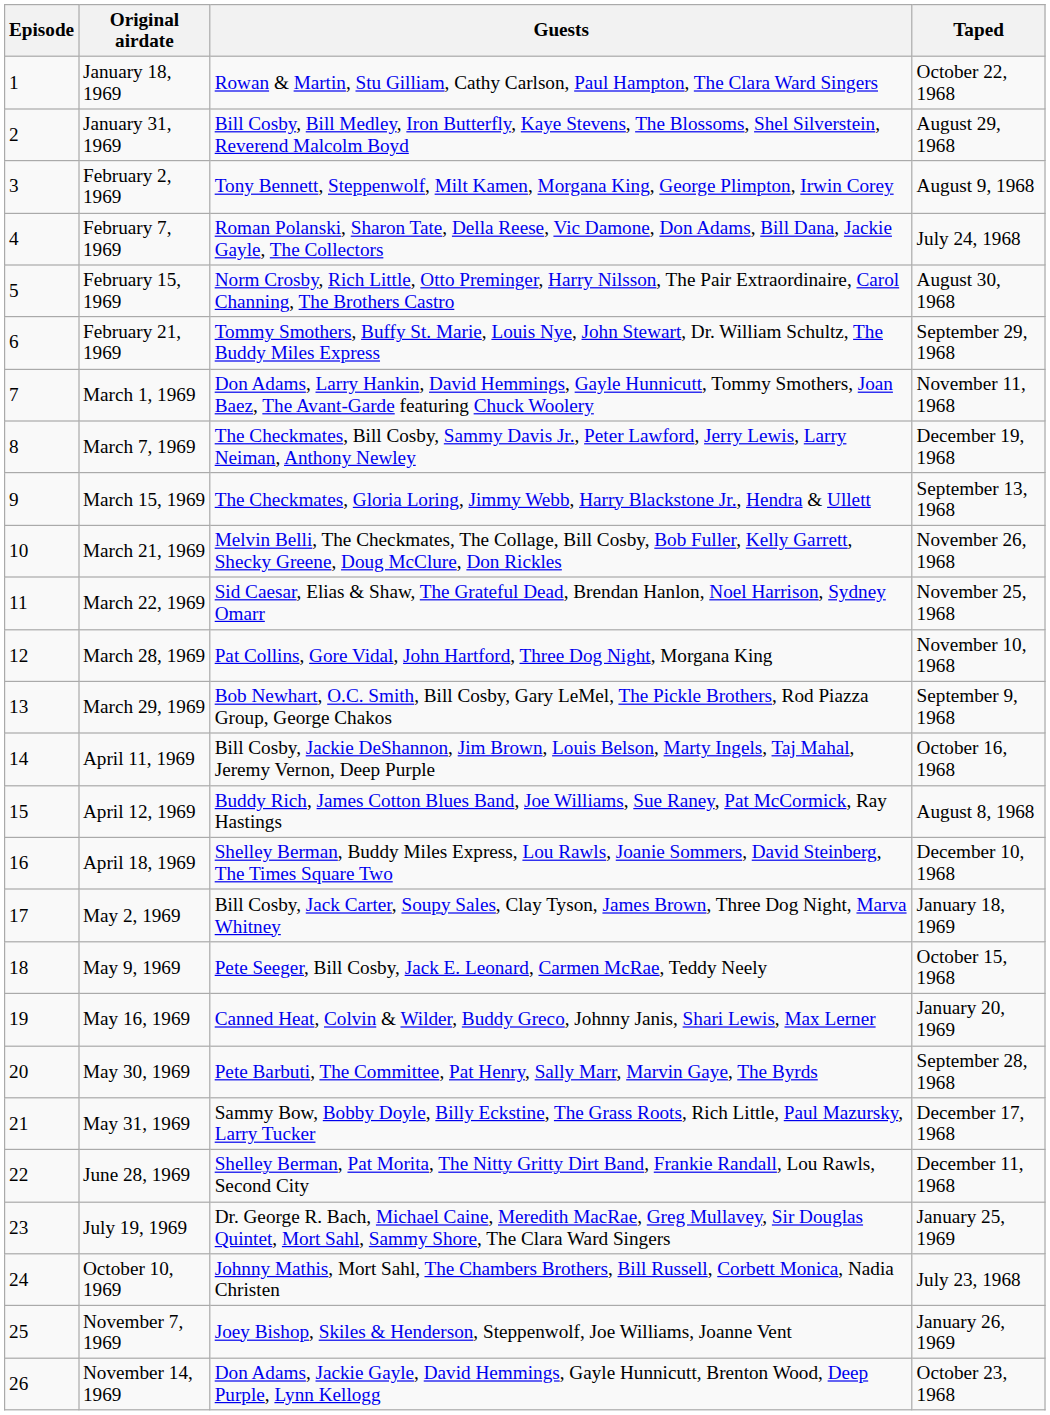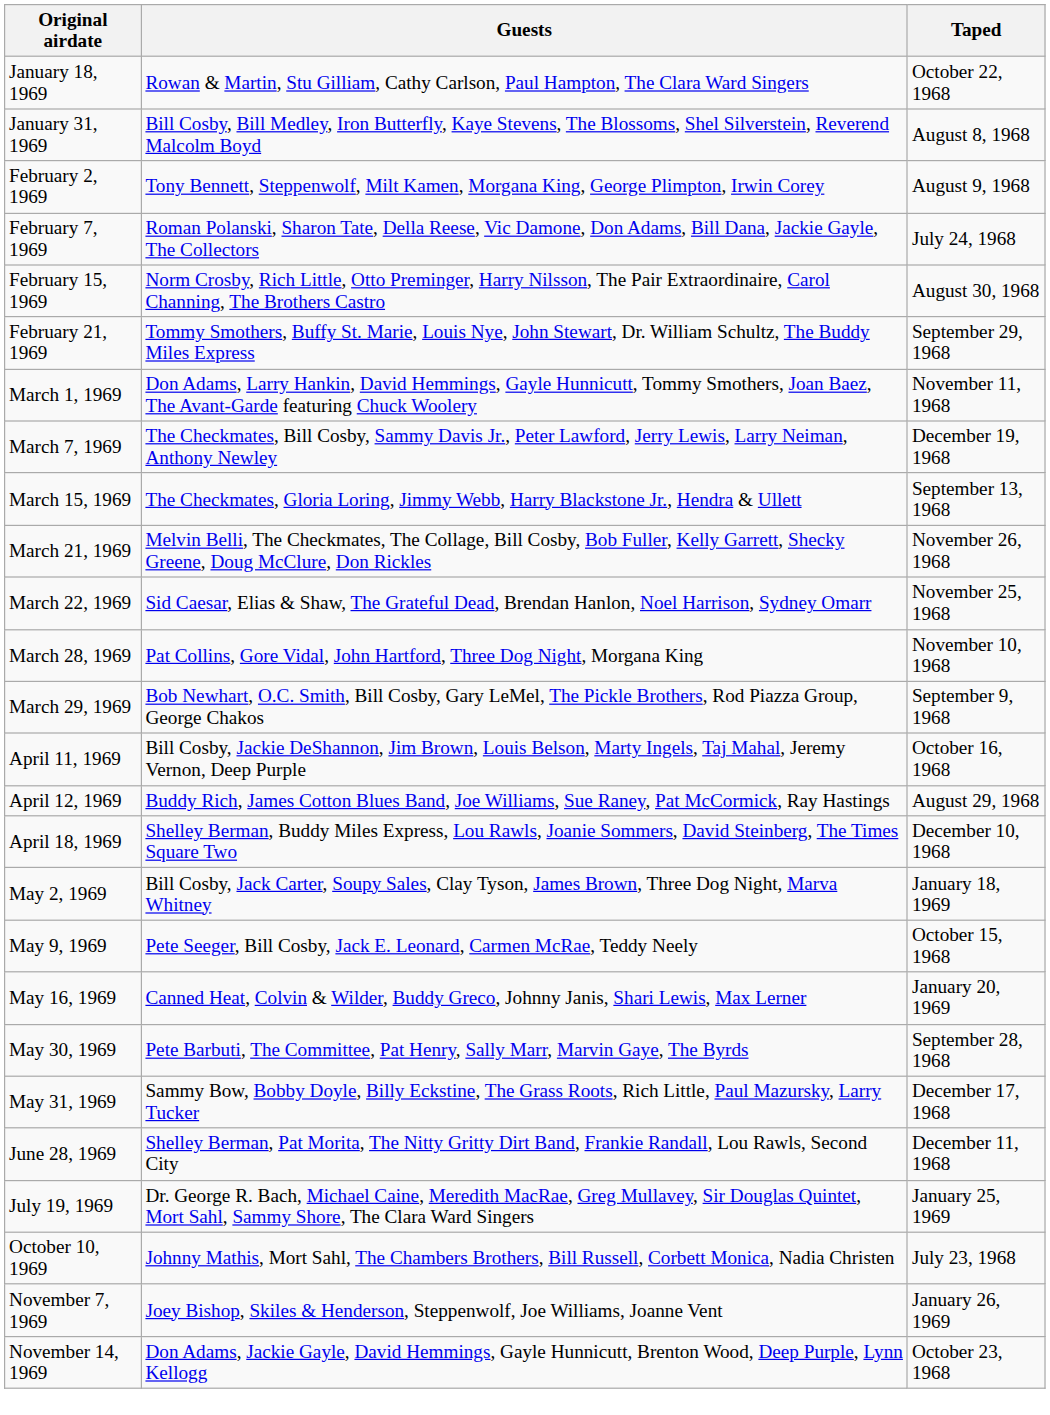- column: (42, 30)
(959, 134) August 29, 1968 -> (971, 134) August 8, 1968
(976, 811) August 8, 1968 -> (976, 800) August 29, 1968
